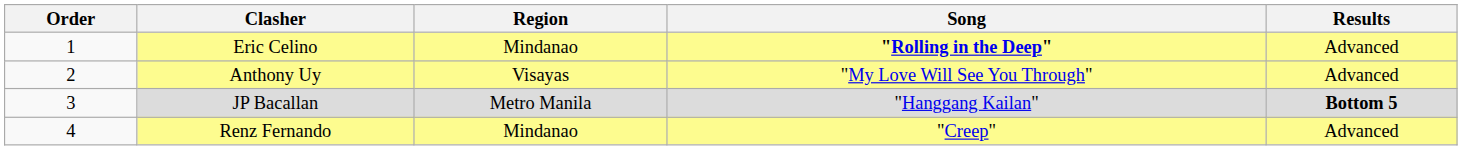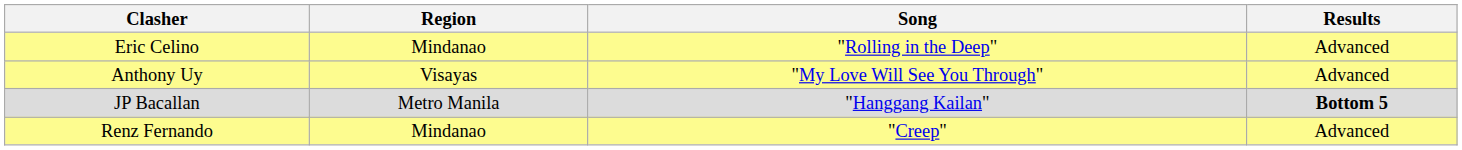- column: (71, 19)
(967, 47) bold -> (917, 47) normal
